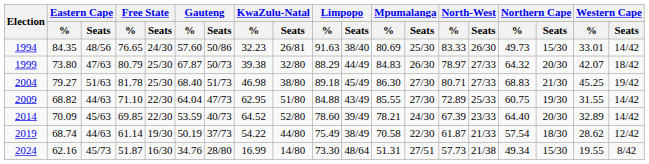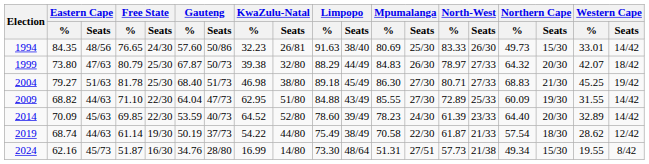(517, 99) 60.75 -> (517, 99) 60.09
(388, 116) 78.21 -> (388, 116) 78.23
(454, 116) 67.39 -> (454, 116) 61.39
